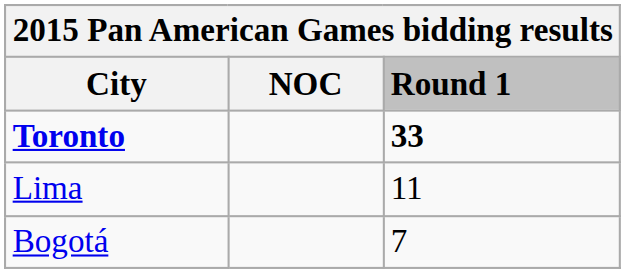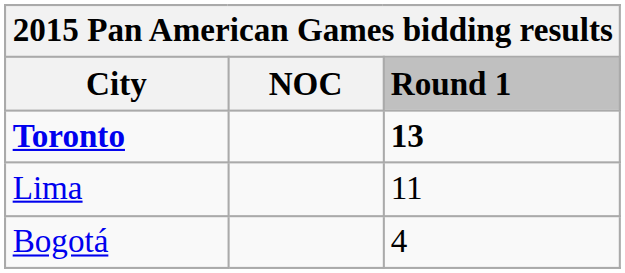(407, 135) 33 -> (407, 135) 13
(399, 240) 7 -> (399, 240) 4
